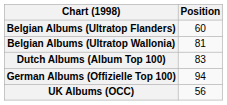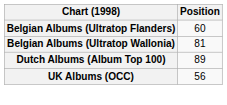(200, 60) 83 -> (200, 60) 89
- row: (91, 76)
